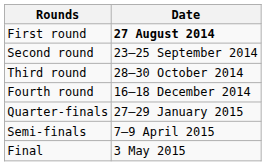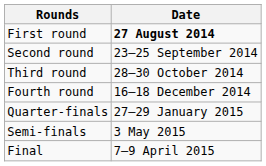(164, 131) 7–9 April 2015 -> (150, 131) 3 May 2015
(150, 151) 3 May 2015 -> (164, 151) 7–9 April 2015
